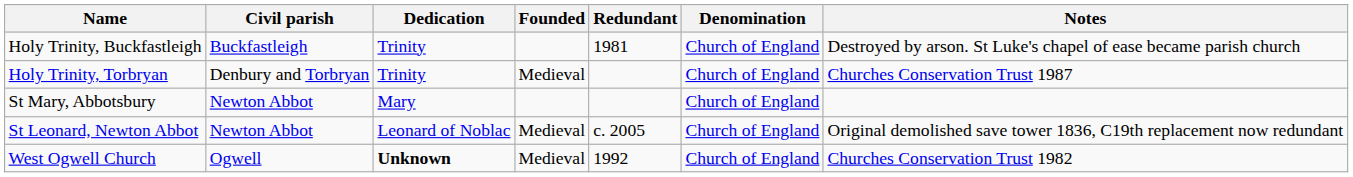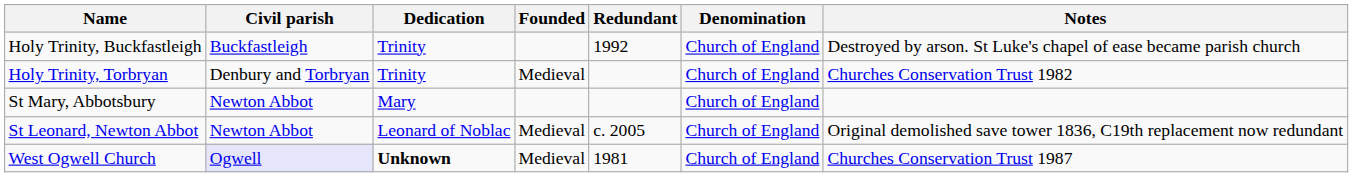(611, 46) 1981 -> (611, 46) 1992
(950, 74) Churches Conservation Trust 1987 -> (950, 74) Churches Conservation Trust 1982
(236, 158) no background -> (236, 158) lavender background
(611, 158) 1992 -> (611, 158) 1981
(950, 158) Churches Conservation Trust 1982 -> (950, 158) Churches Conservation Trust 1987
